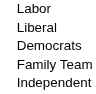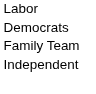- row: (37, 27)
